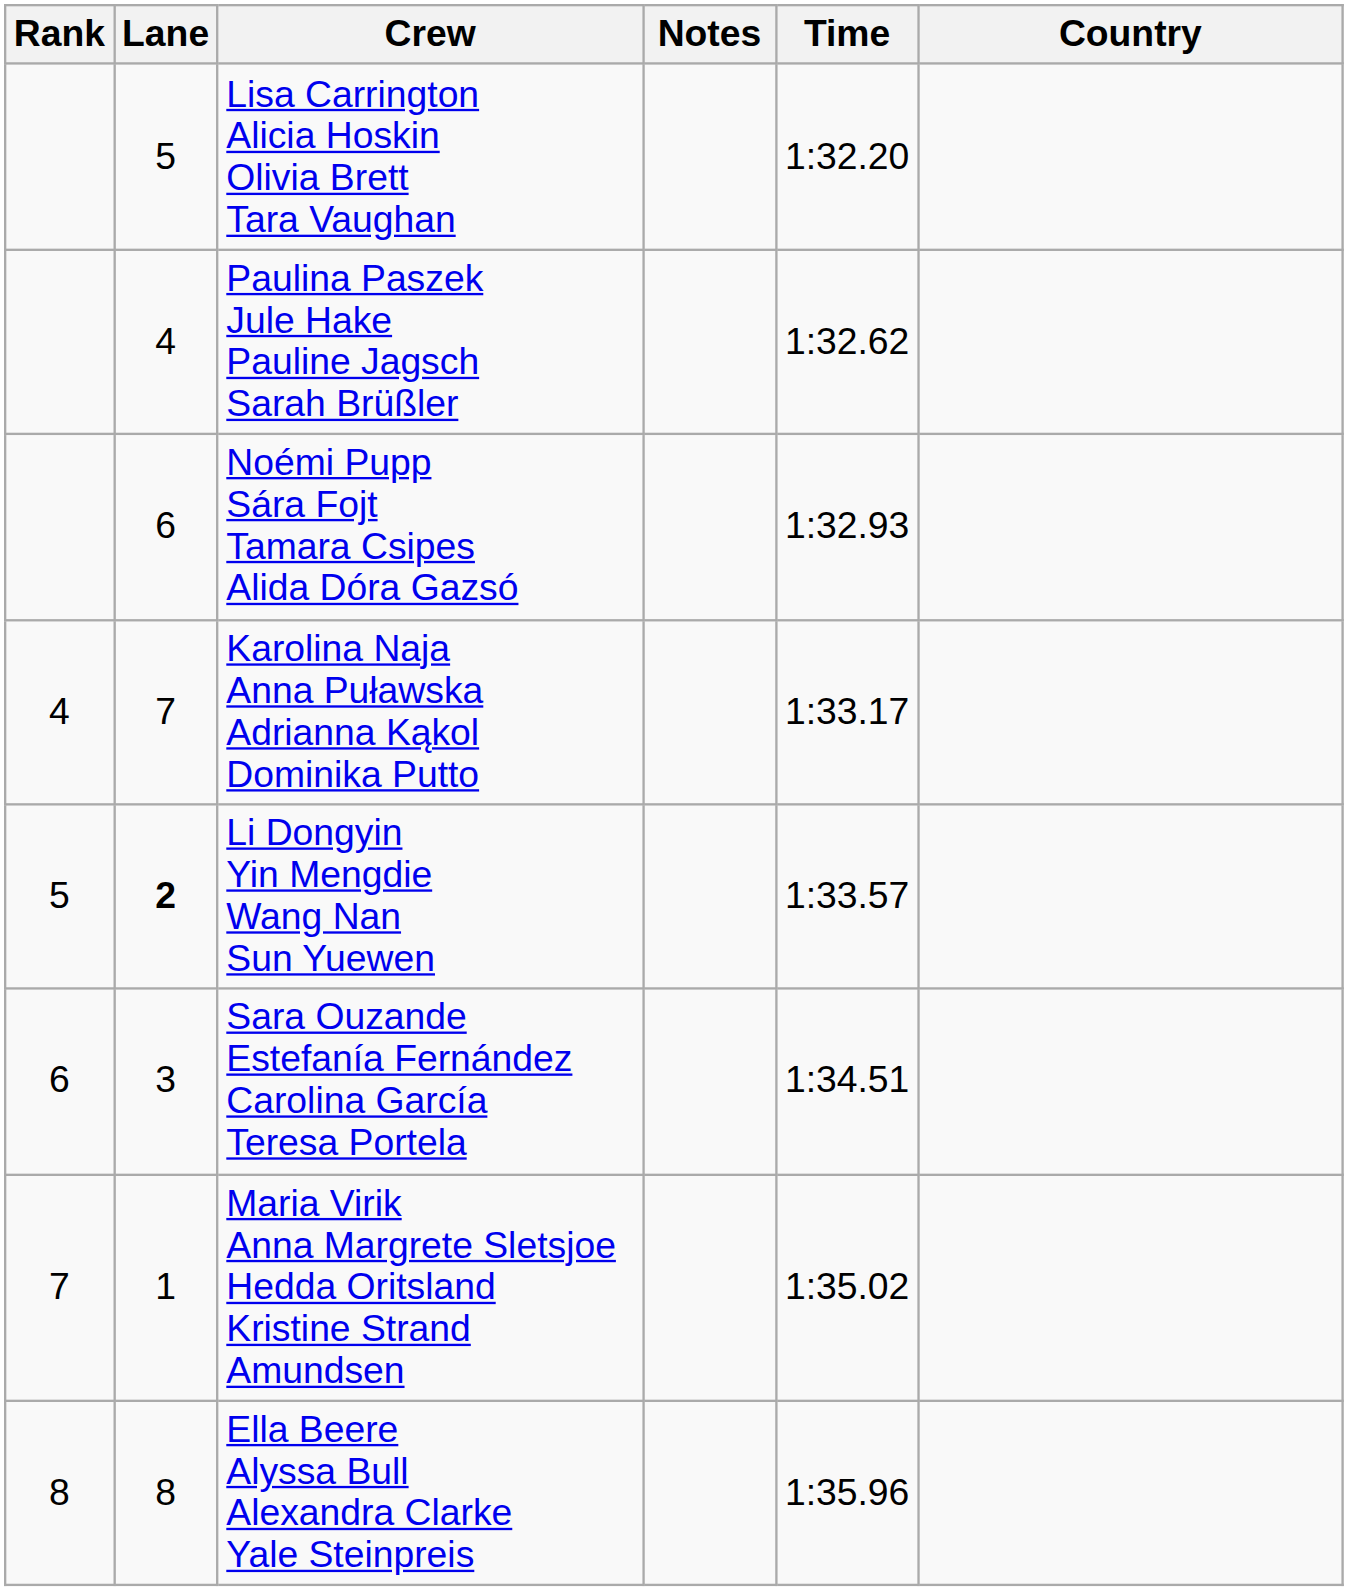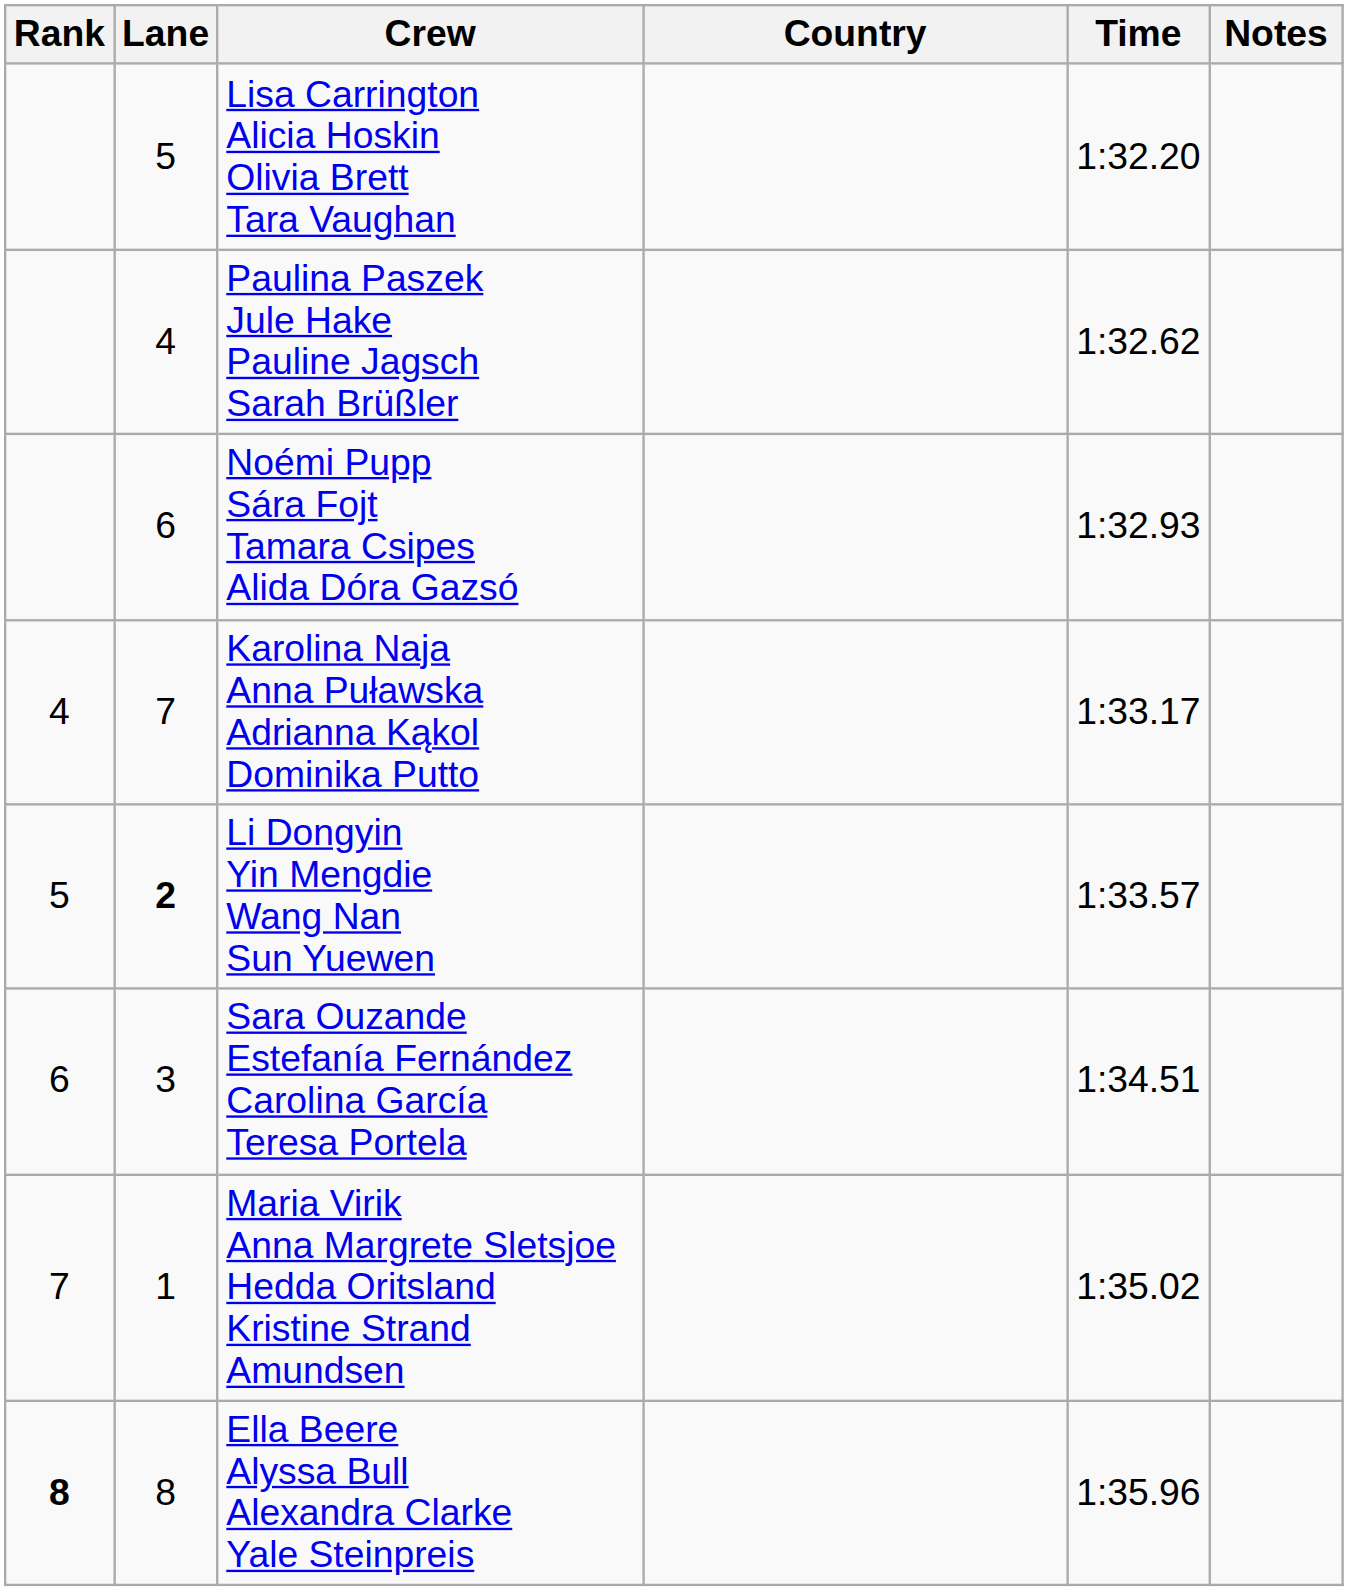columns swapped: (1130, 34) <-> (709, 34)
(59, 1492) normal -> (59, 1492) bold
